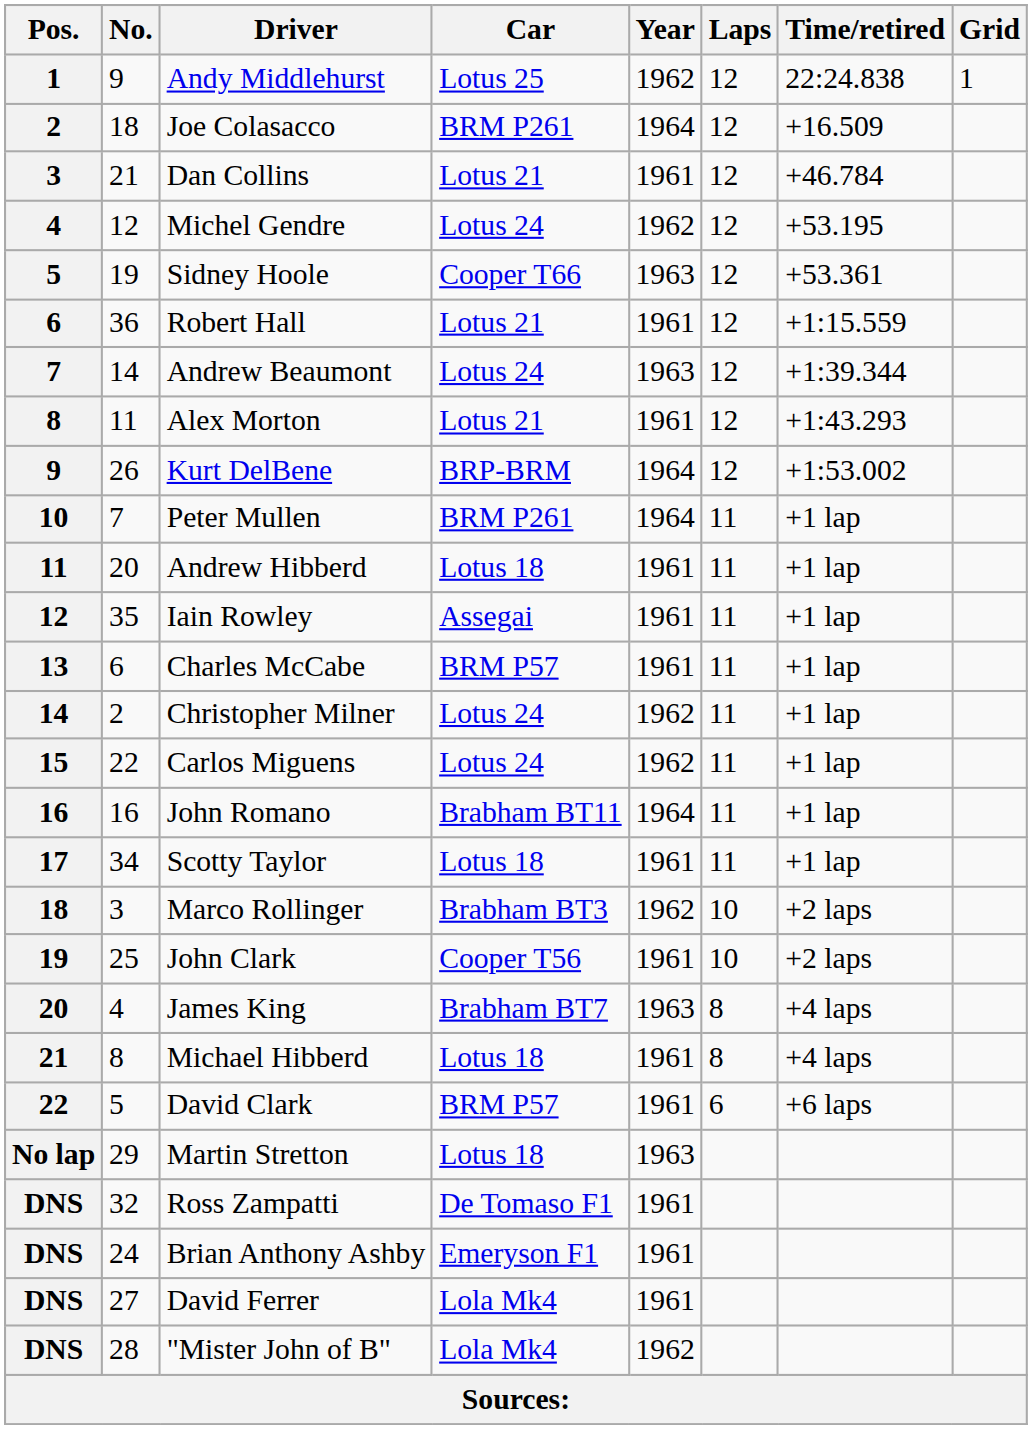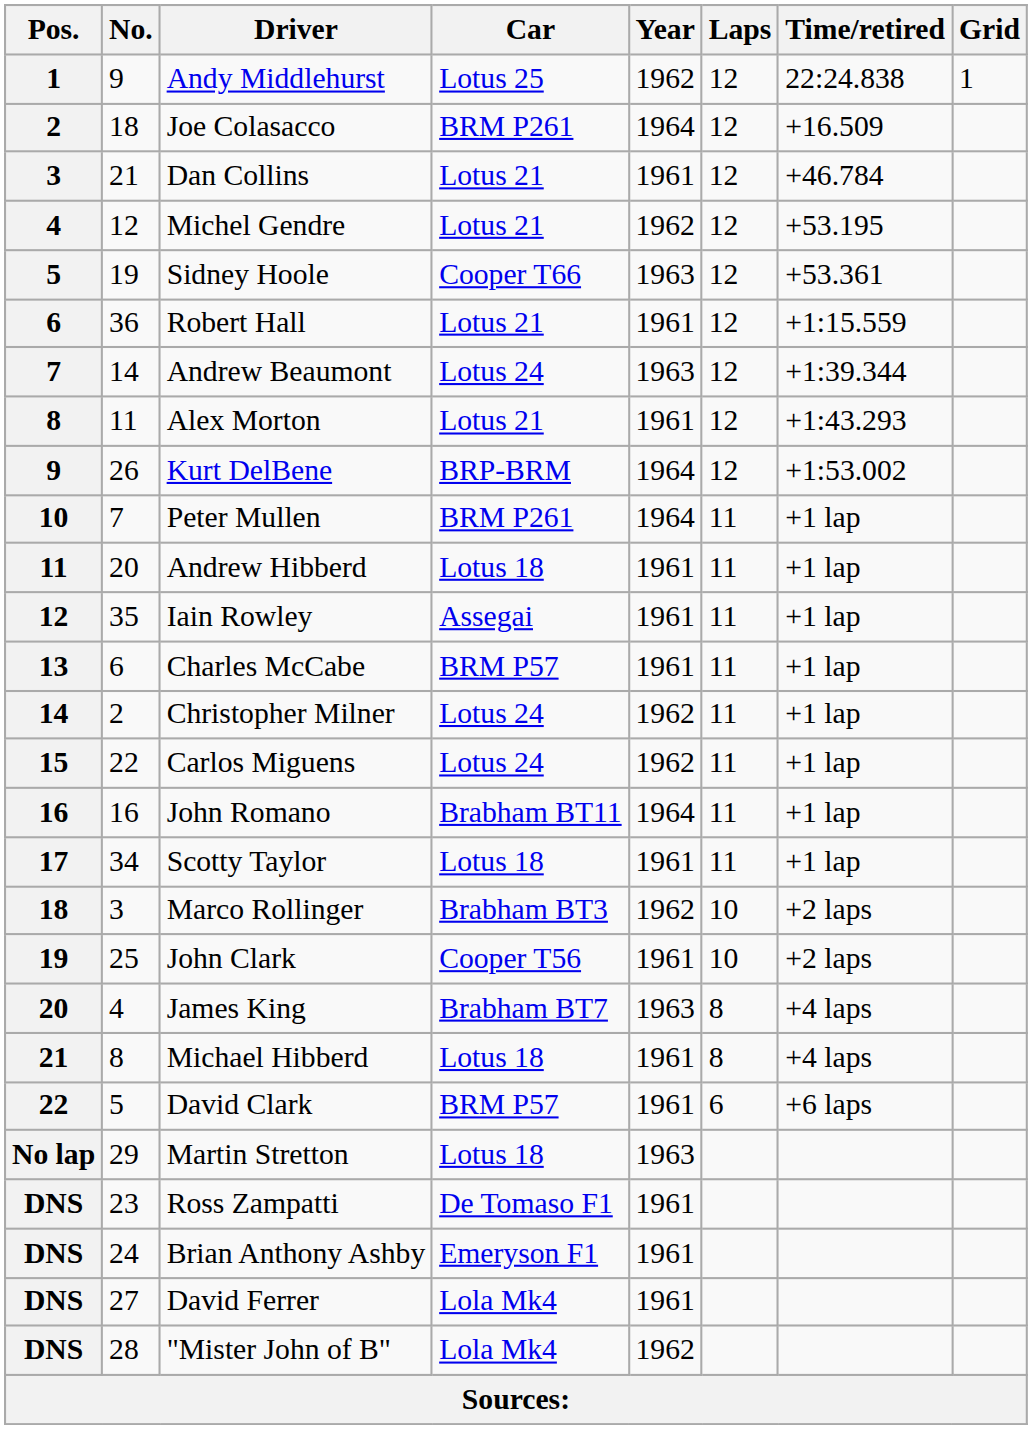(491, 225) Lotus 24 -> (491, 225) Lotus 21
(124, 1203) 32 -> (124, 1203) 23
